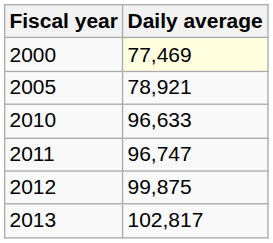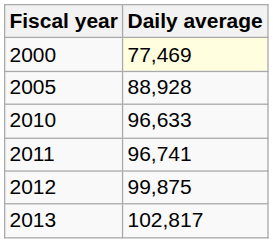(160, 87) 78,921 -> (160, 87) 88,928
(160, 154) 96,747 -> (160, 154) 96,741
